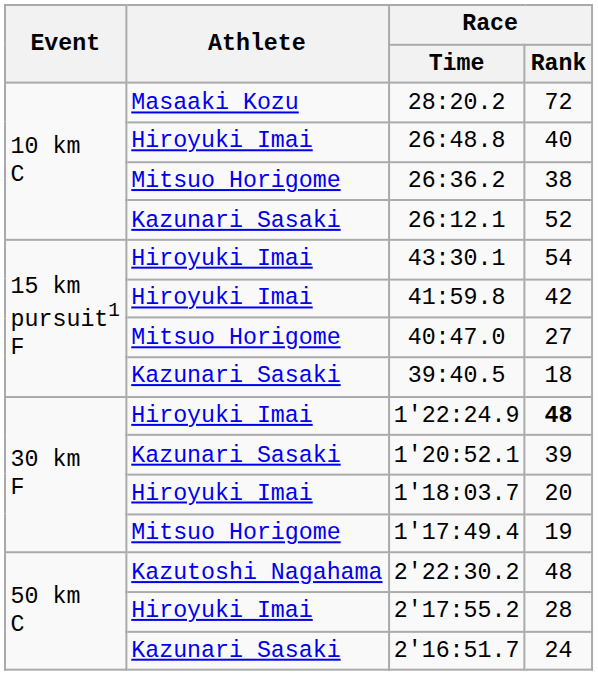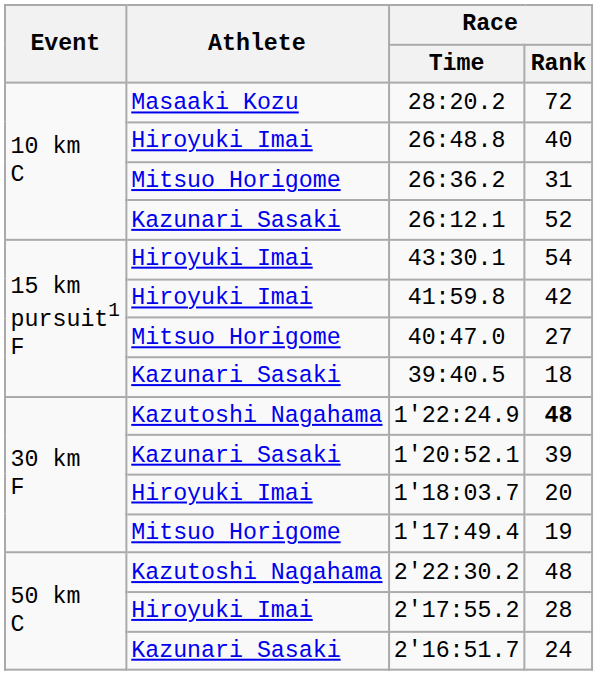(559, 181) 38 -> (559, 181) 31
(222, 415) Hiroyuki Imai -> (257, 415) Kazutoshi Nagahama
